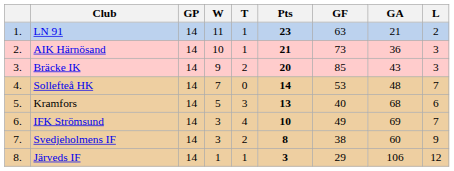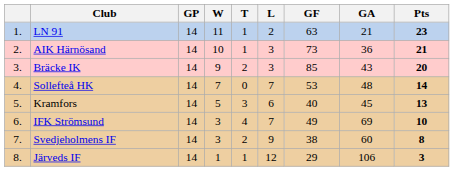columns swapped: (436, 13) <-> (285, 13)
(395, 103) 68 -> (367, 103) 45
